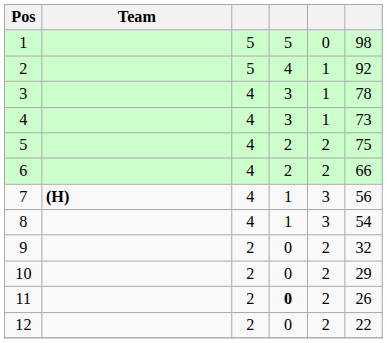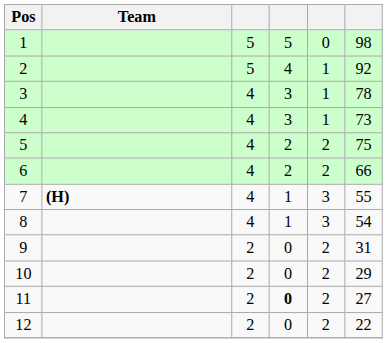(364, 196) 56 -> (364, 196) 55
(364, 247) 32 -> (364, 247) 31
(364, 299) 26 -> (364, 299) 27
